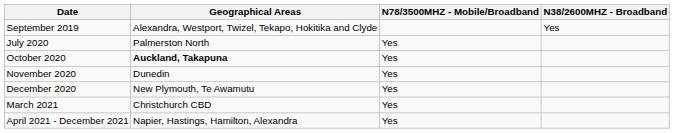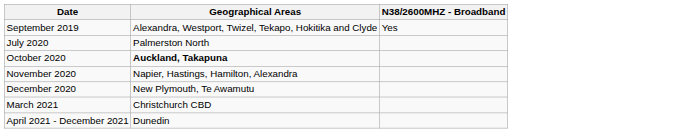- column: (460, 12)
(151, 74) Dunedin -> (215, 74) Napier, Hastings, Hamilton, Alexandra
(215, 120) Napier, Hastings, Hamilton, Alexandra -> (151, 120) Dunedin
